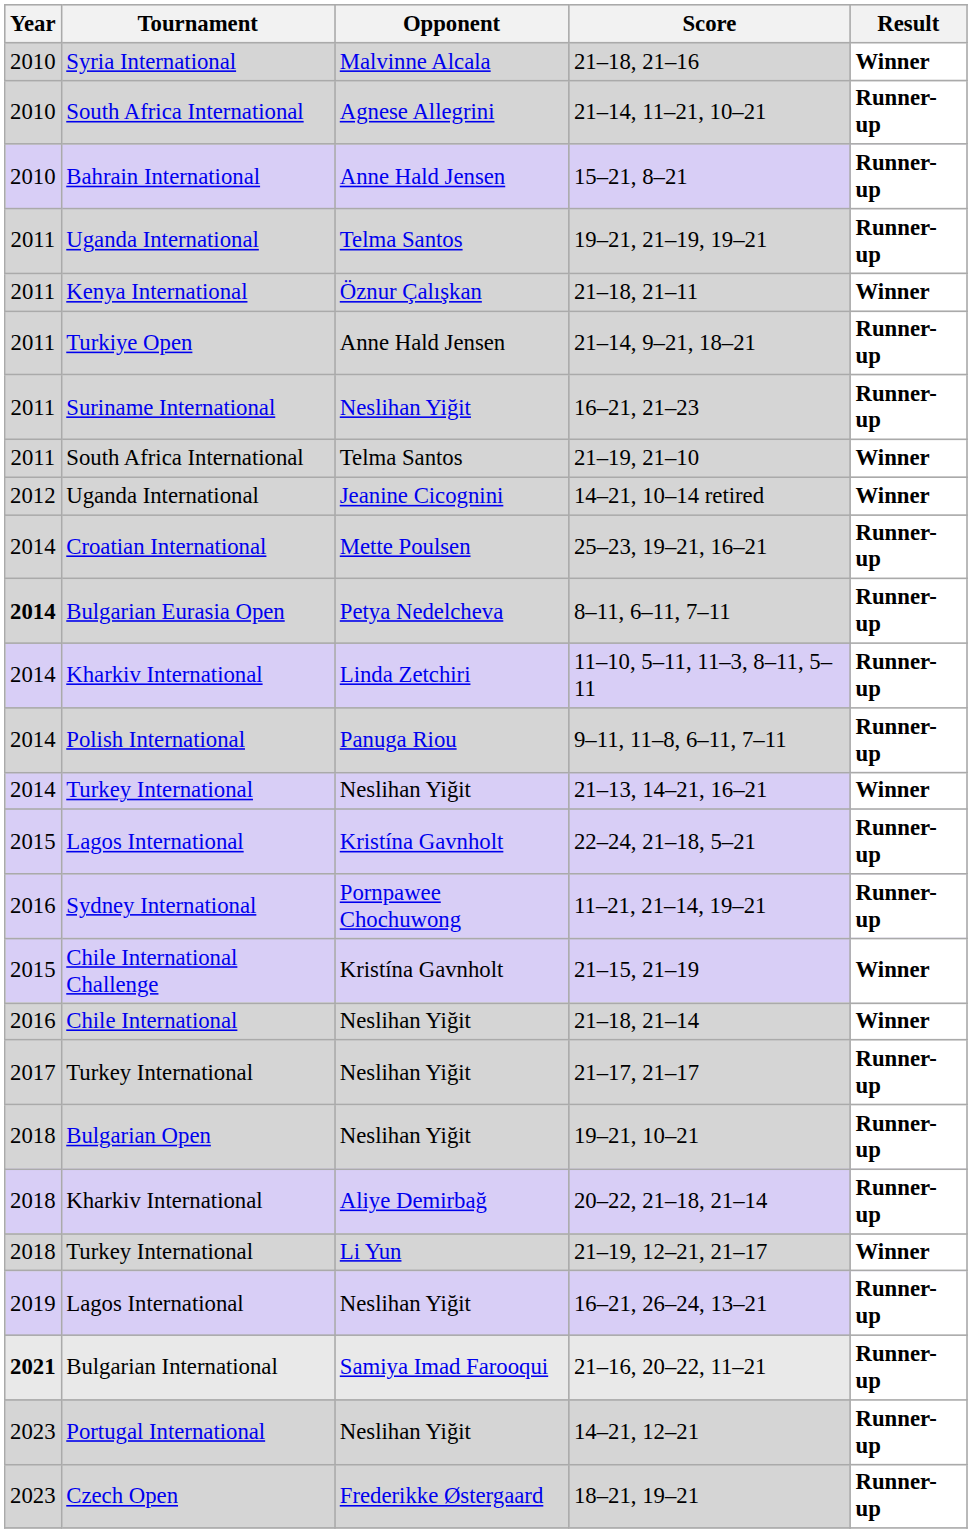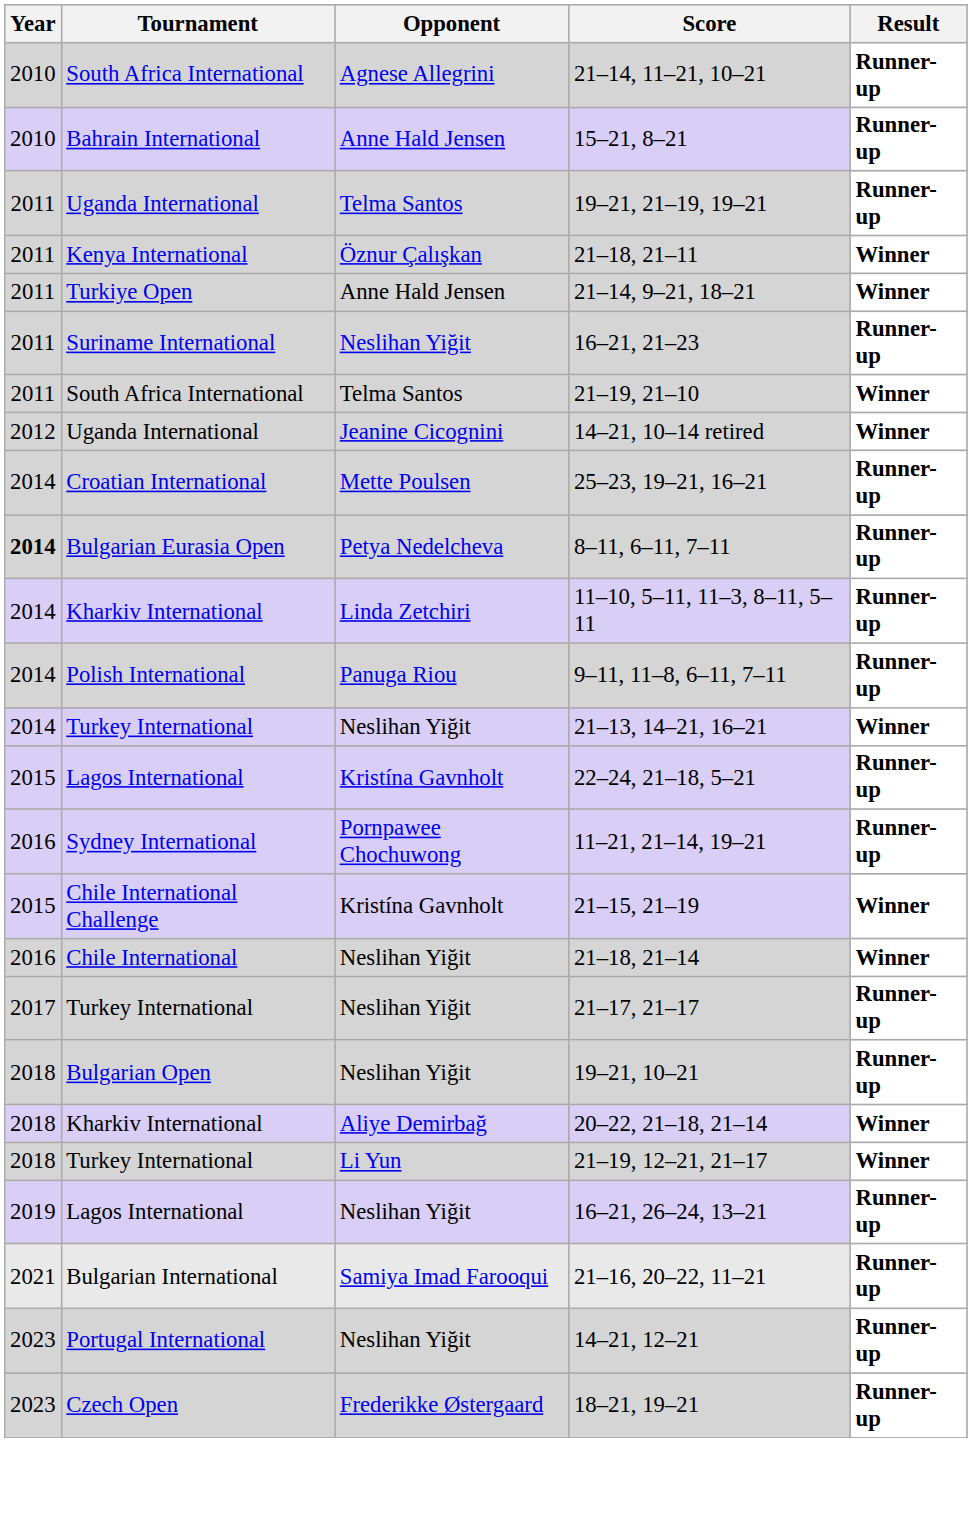- row: (637, 61)
(896, 342) Runner-up -> (893, 291) Winner
(896, 1201) Runner-up -> (893, 1123) Winner
(33, 1367) bold -> (33, 1276) normal
